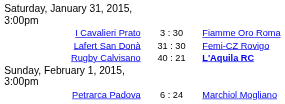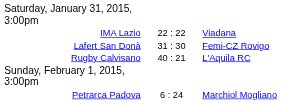+ row: (120, 33)
- row: (108, 33)
(228, 58) bold -> (226, 58) normal
